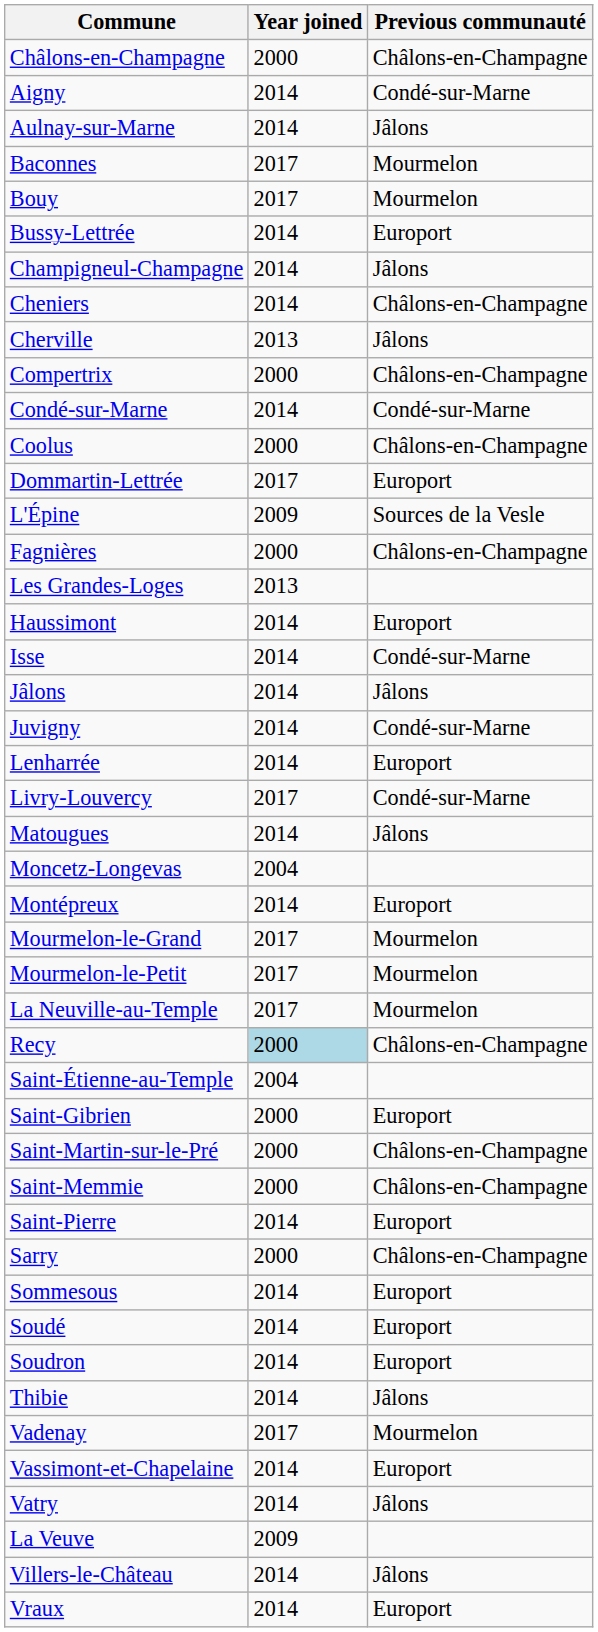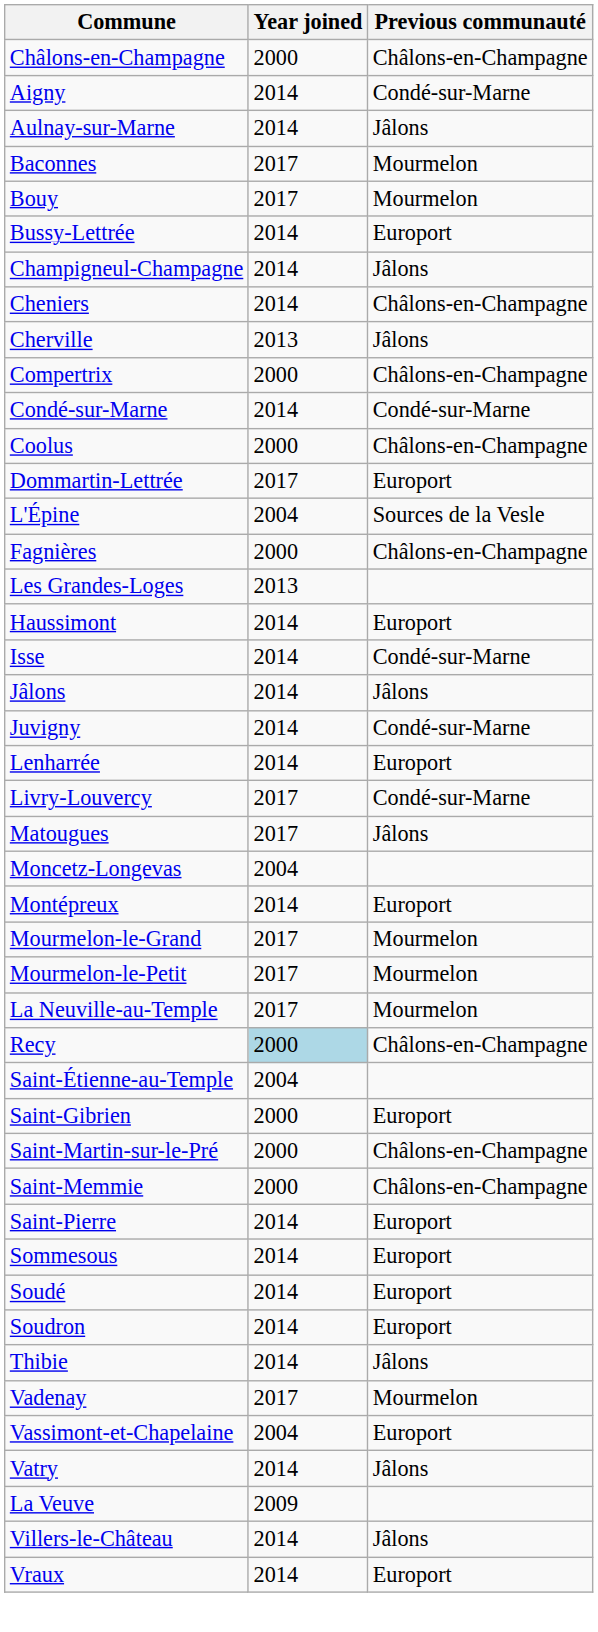(276, 515) 2009 -> (276, 515) 2004
(276, 833) 2014 -> (276, 833) 2017
- row: (34, 1256)
(276, 1468) 2014 -> (276, 1432) 2004
